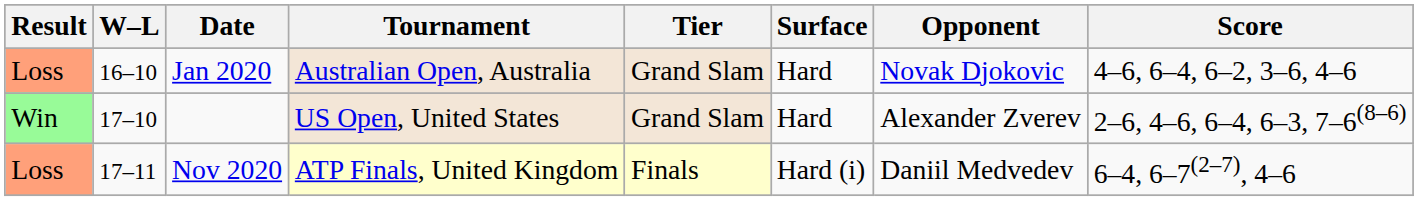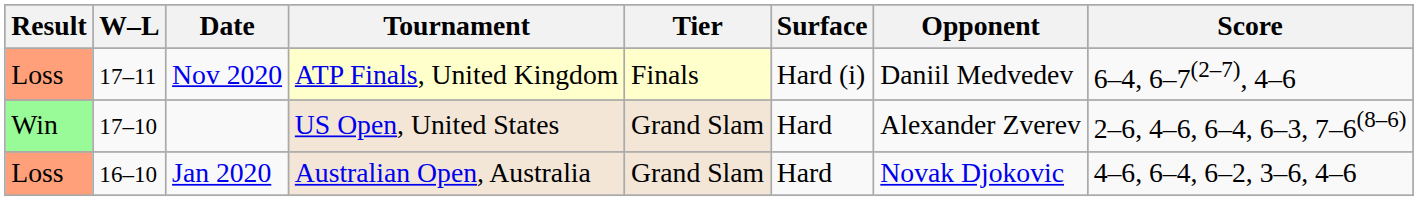rows swapped: (222, 70) <-> (227, 169)
